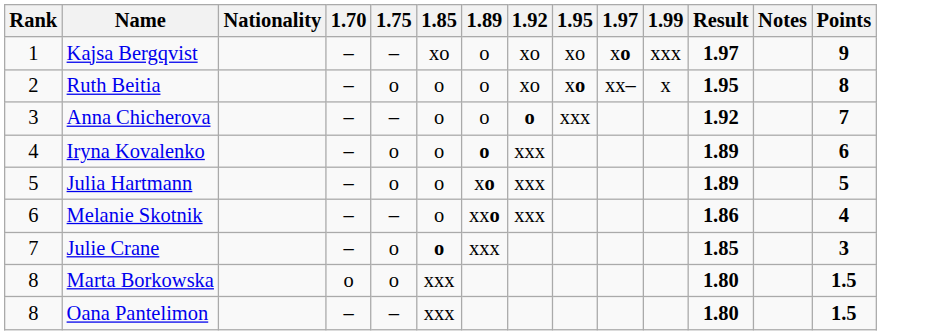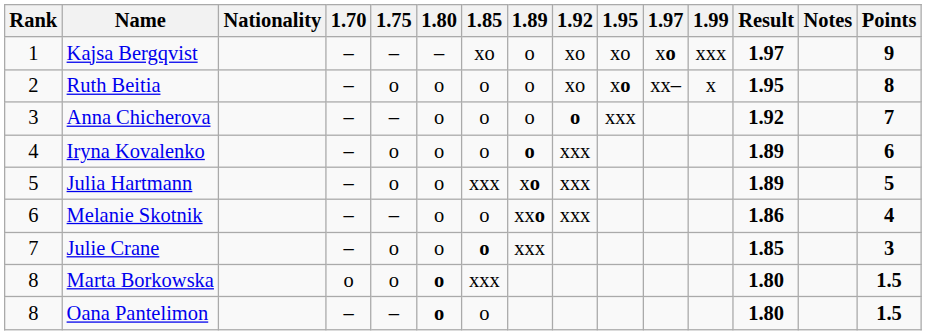+ column: (439, 20)
(439, 183) o -> (484, 183) xxx
(439, 313) xxx -> (484, 313) o
